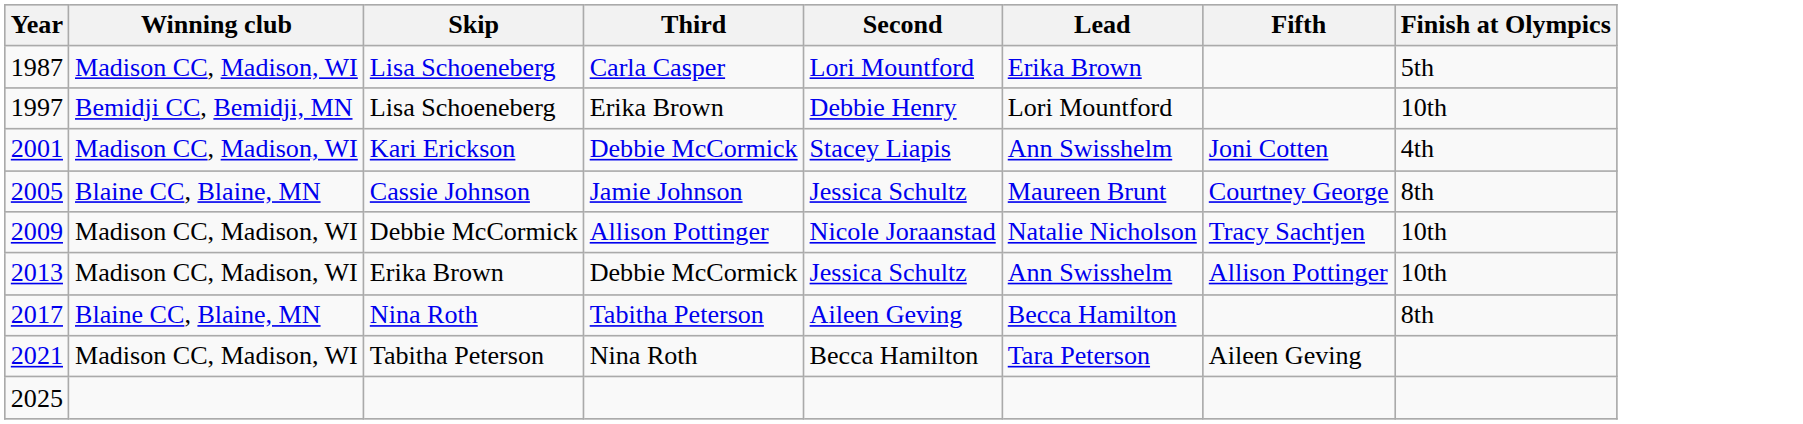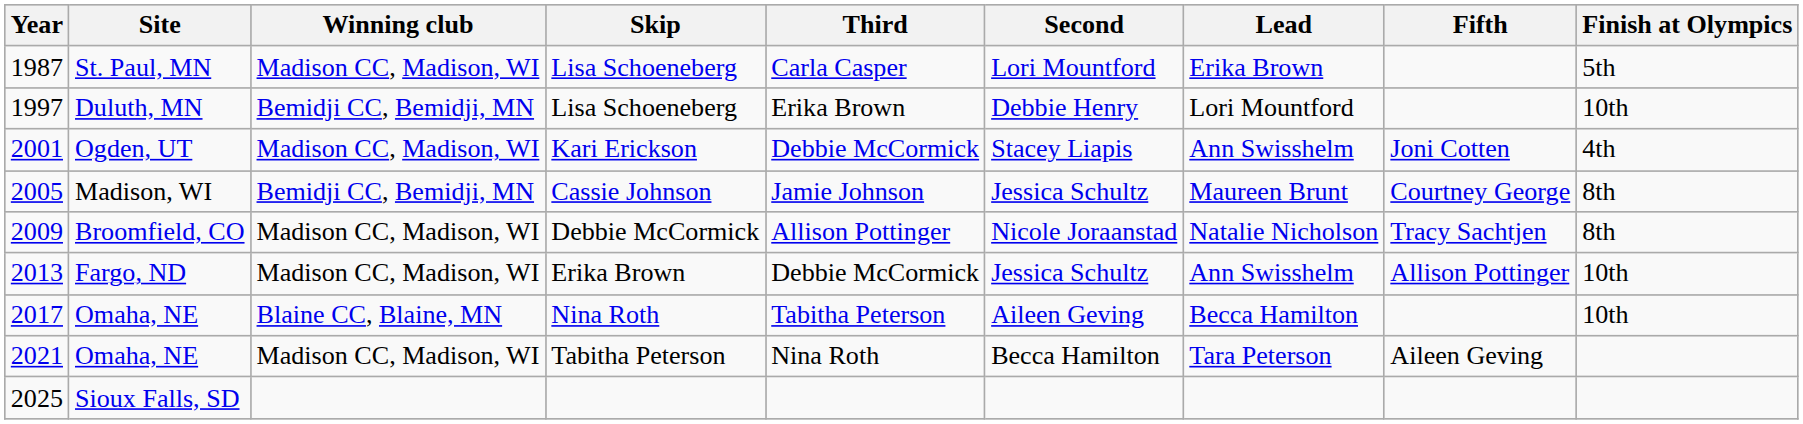+ column: (160, 25)
(198, 190) Blaine CC, Blaine, MN -> (395, 190) Bemidji CC, Bemidji, MN
(1424, 231) 10th -> (1599, 231) 8th
(1417, 314) 8th -> (1605, 314) 10th
